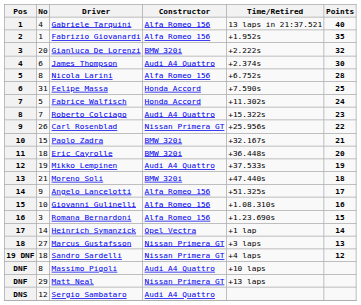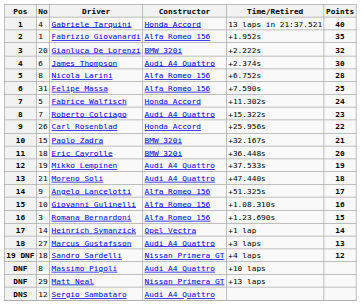(177, 24) Alfa Romeo 156 -> (173, 24) Honda Accord
(173, 88) Honda Accord -> (177, 88) Alfa Romeo 156
(184, 127) Nissan Primera GT -> (173, 127) Honda Accord
(163, 178) BMW 320i -> (180, 178) Audi A4 Quattro
(184, 243) Nissan Primera GT -> (180, 243) Audi A4 Quattro
